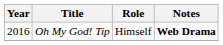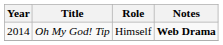(18, 31) 2016 -> (18, 31) 2014
